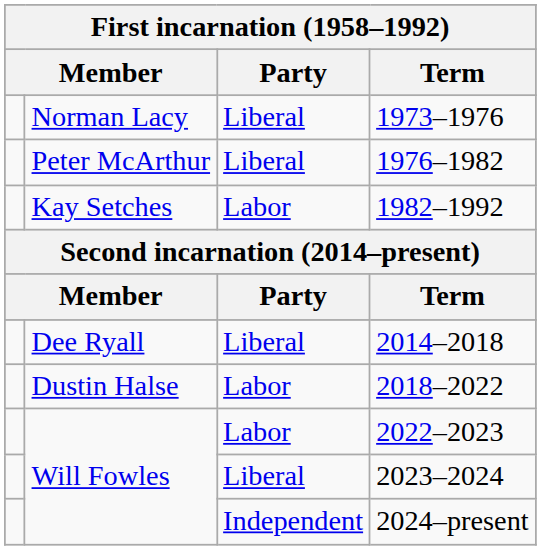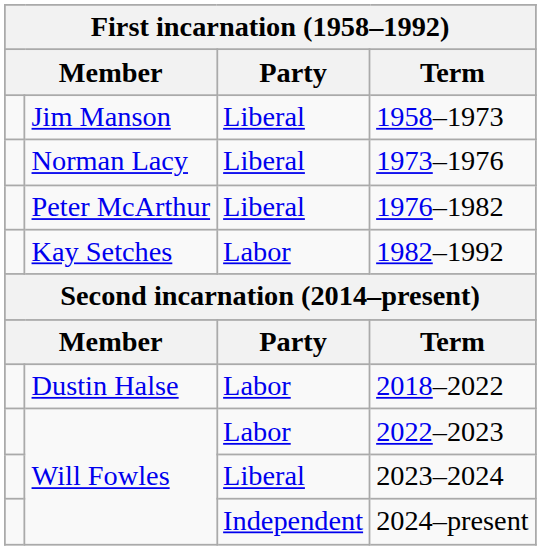+ row: (440, 116)
- row: (440, 341)
